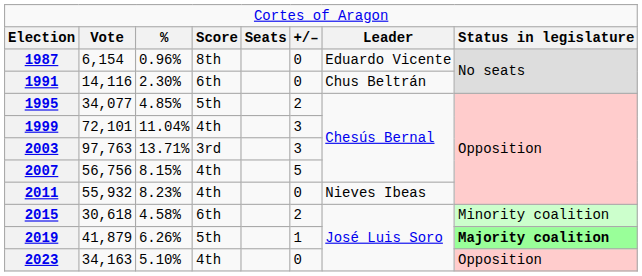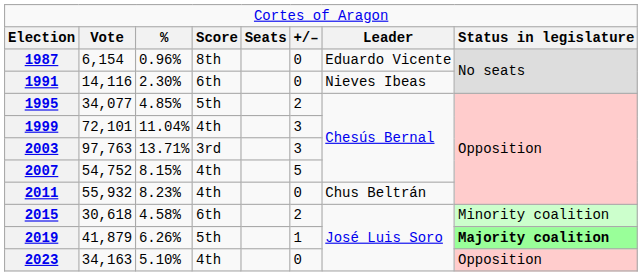(376, 82) Chus Beltrán -> (376, 82) Nieves Ibeas
(107, 171) 56,756 -> (107, 171) 54,752
(376, 193) Nieves Ibeas -> (376, 193) Chus Beltrán
